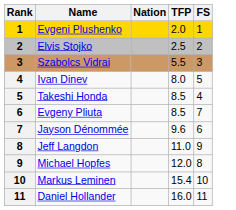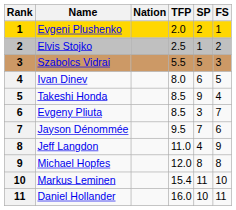+ column: (203, 12)
(178, 130) 9.6 -> (178, 130) 9.5
